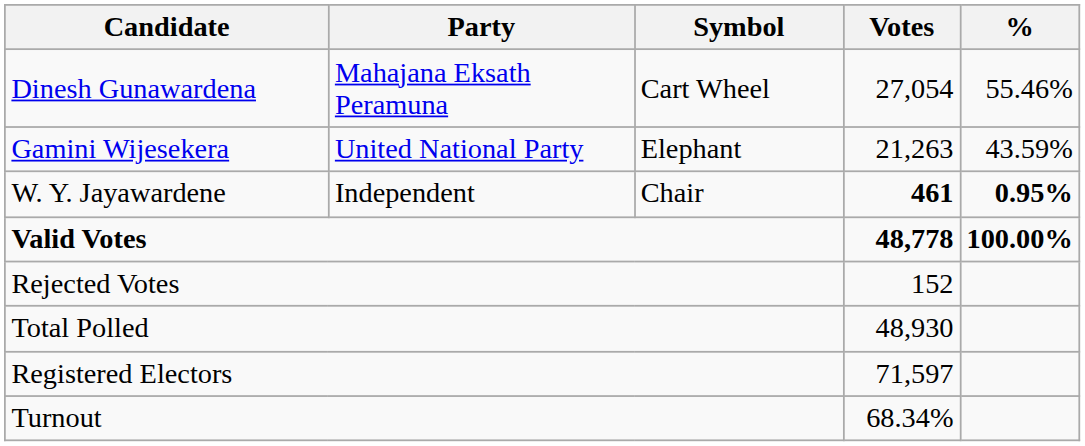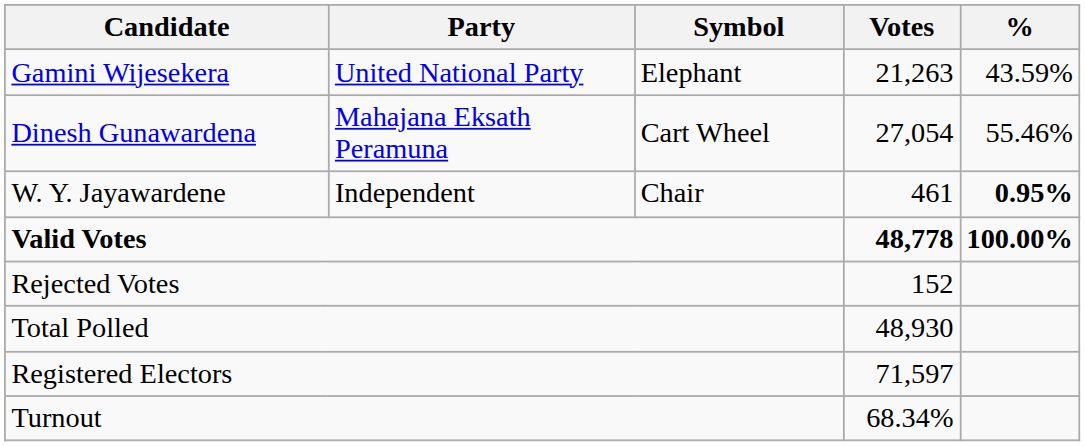rows swapped: (134, 87) <-> (120, 148)
(932, 193) bold -> (932, 193) normal
